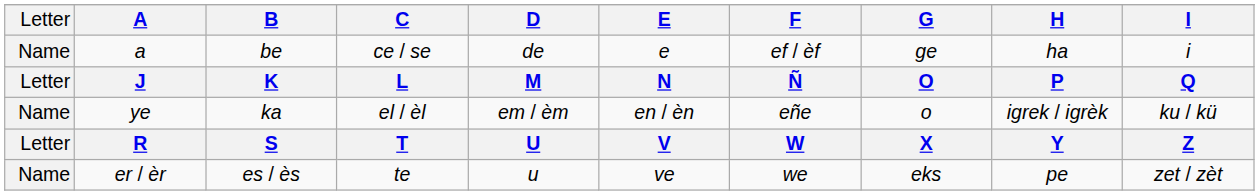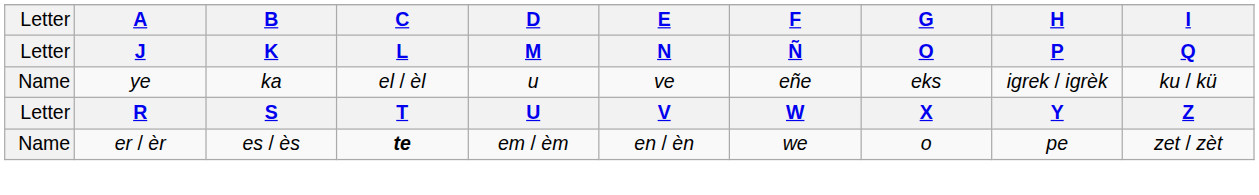- row: (140, 50)
(533, 112) em / èm -> (533, 81) u
(664, 112) en / èn -> (664, 81) ve
(926, 112) o -> (926, 81) eks
(402, 174) normal -> (402, 143) bold
(533, 174) u -> (533, 143) em / èm
(664, 174) ve -> (664, 143) en / èn
(926, 174) eks -> (926, 143) o
